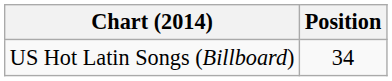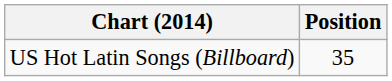(343, 57) 34 -> (343, 57) 35
